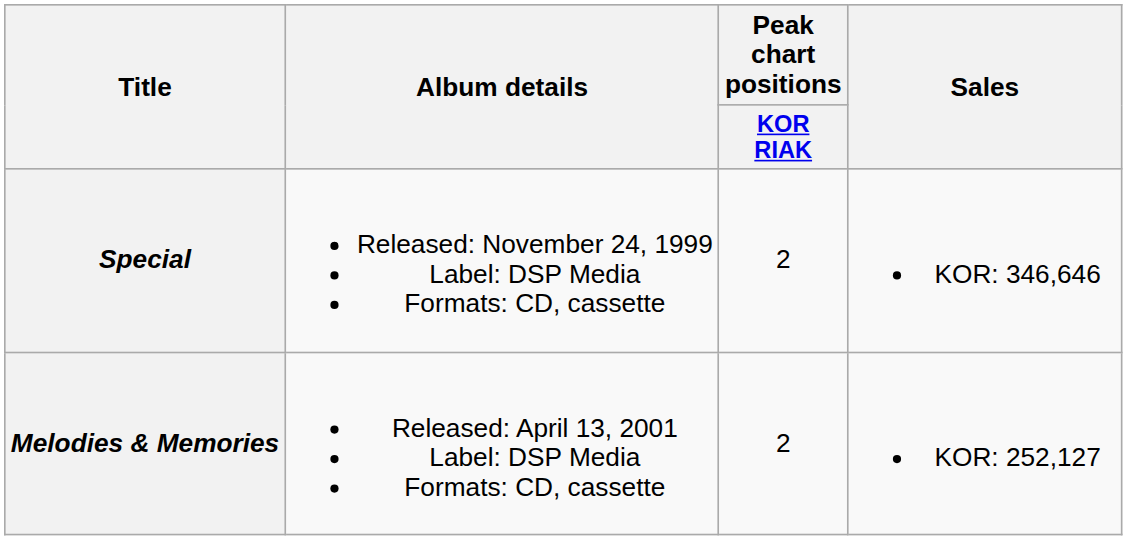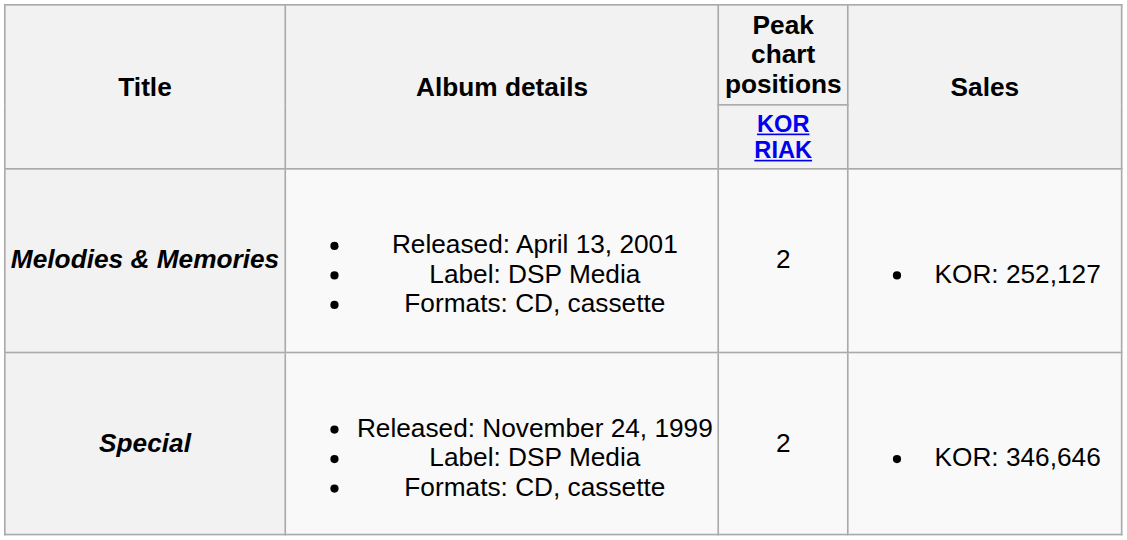rows swapped: (145, 260) <-> (145, 442)
